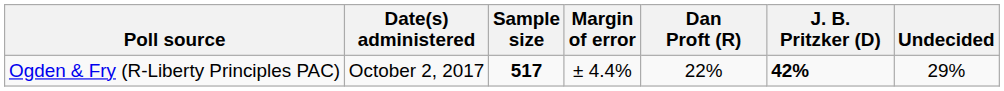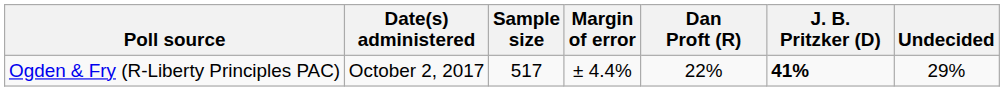(527, 70) bold -> (527, 70) normal
(790, 70) 42% -> (790, 70) 41%
